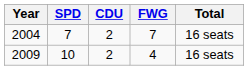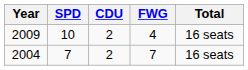rows swapped: (26, 55) <-> (26, 34)
